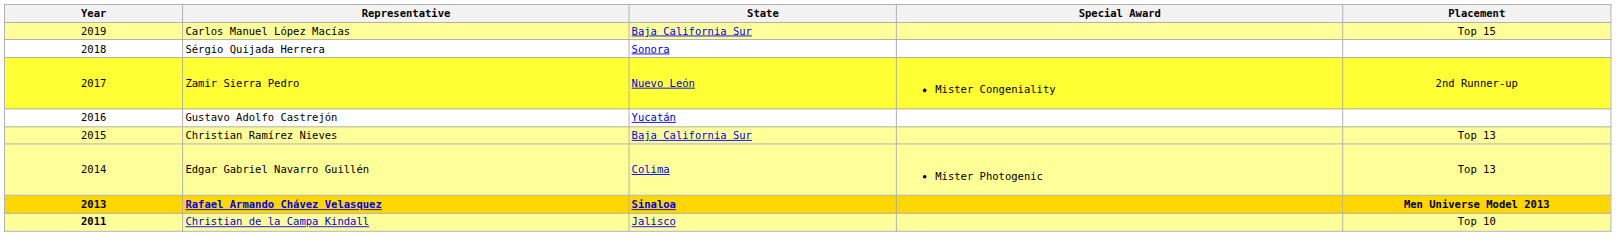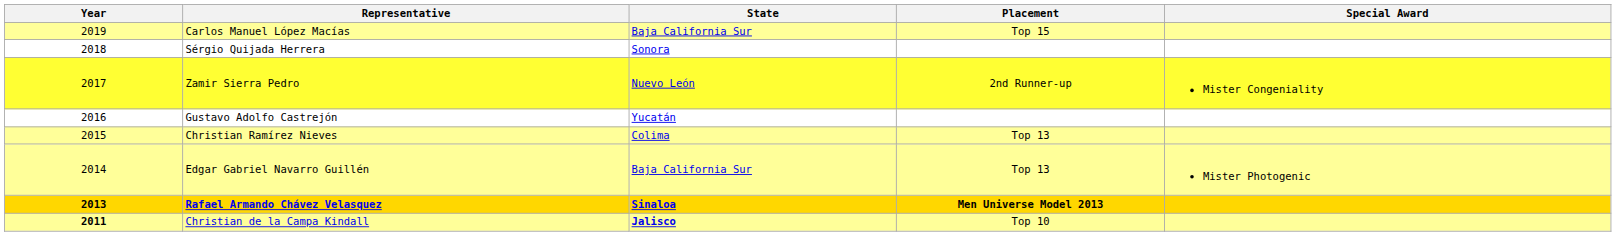columns swapped: (1477, 13) <-> (1120, 13)
(692, 135) Baja California Sur -> (651, 135) Colima
(651, 170) Colima -> (692, 170) Baja California Sur
(654, 222) normal -> (654, 222) bold
